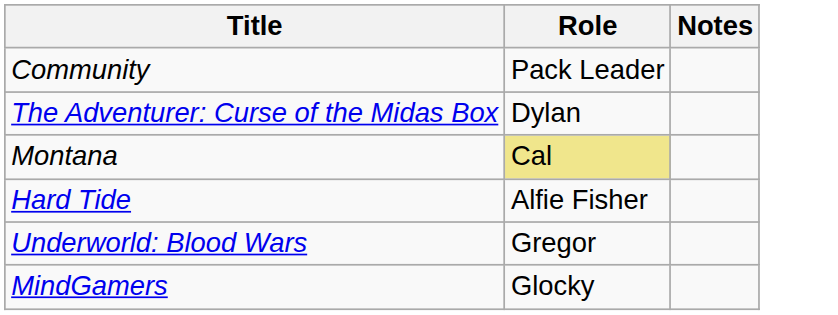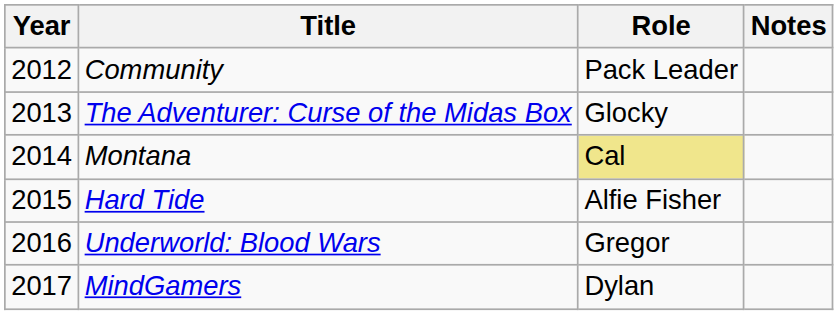+ column: (42, 26)
(546, 112) Dylan -> (626, 112) Glocky
(553, 286) Glocky -> (619, 286) Dylan
